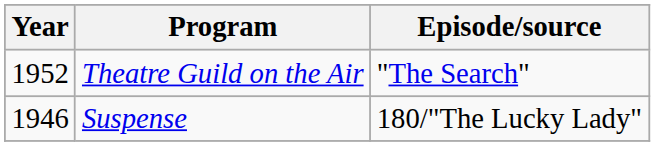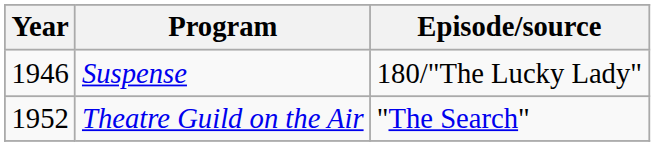rows swapped: (134, 118) <-> (223, 72)
